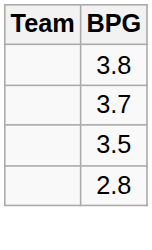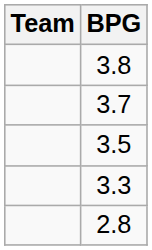+ row: (114, 184)
